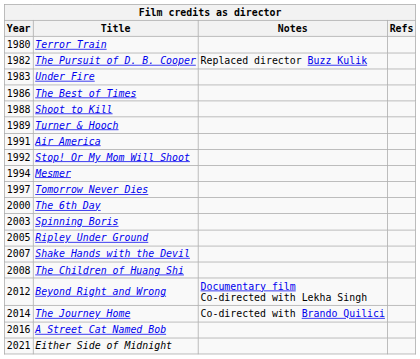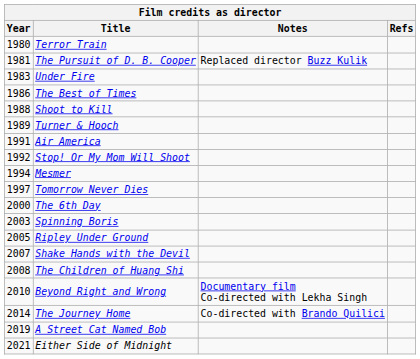(19, 61) 1982 -> (19, 61) 1981
(19, 292) 2012 -> (19, 292) 2010
(19, 330) 2016 -> (19, 330) 2019
